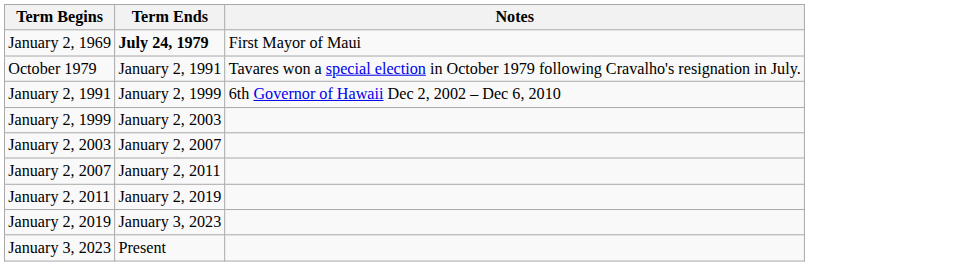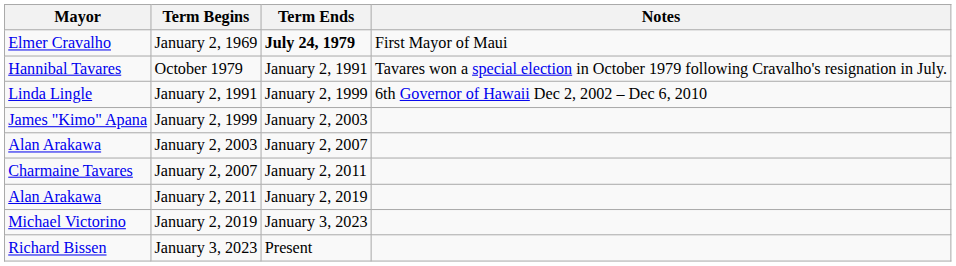+ column: (78, 17)
